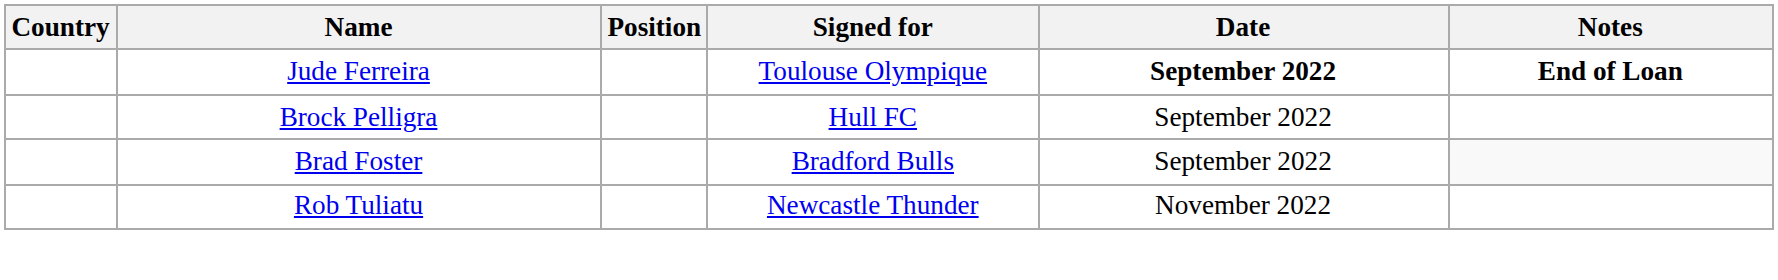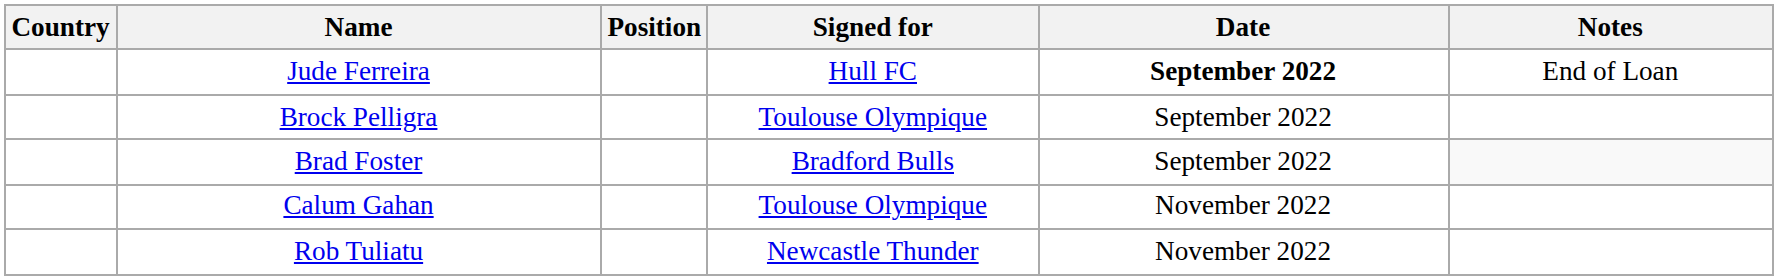(873, 71) Toulouse Olympique -> (873, 71) Hull FC
(1610, 71) bold -> (1610, 71) normal
(873, 116) Hull FC -> (873, 116) Toulouse Olympique
+ row: (359, 206)
